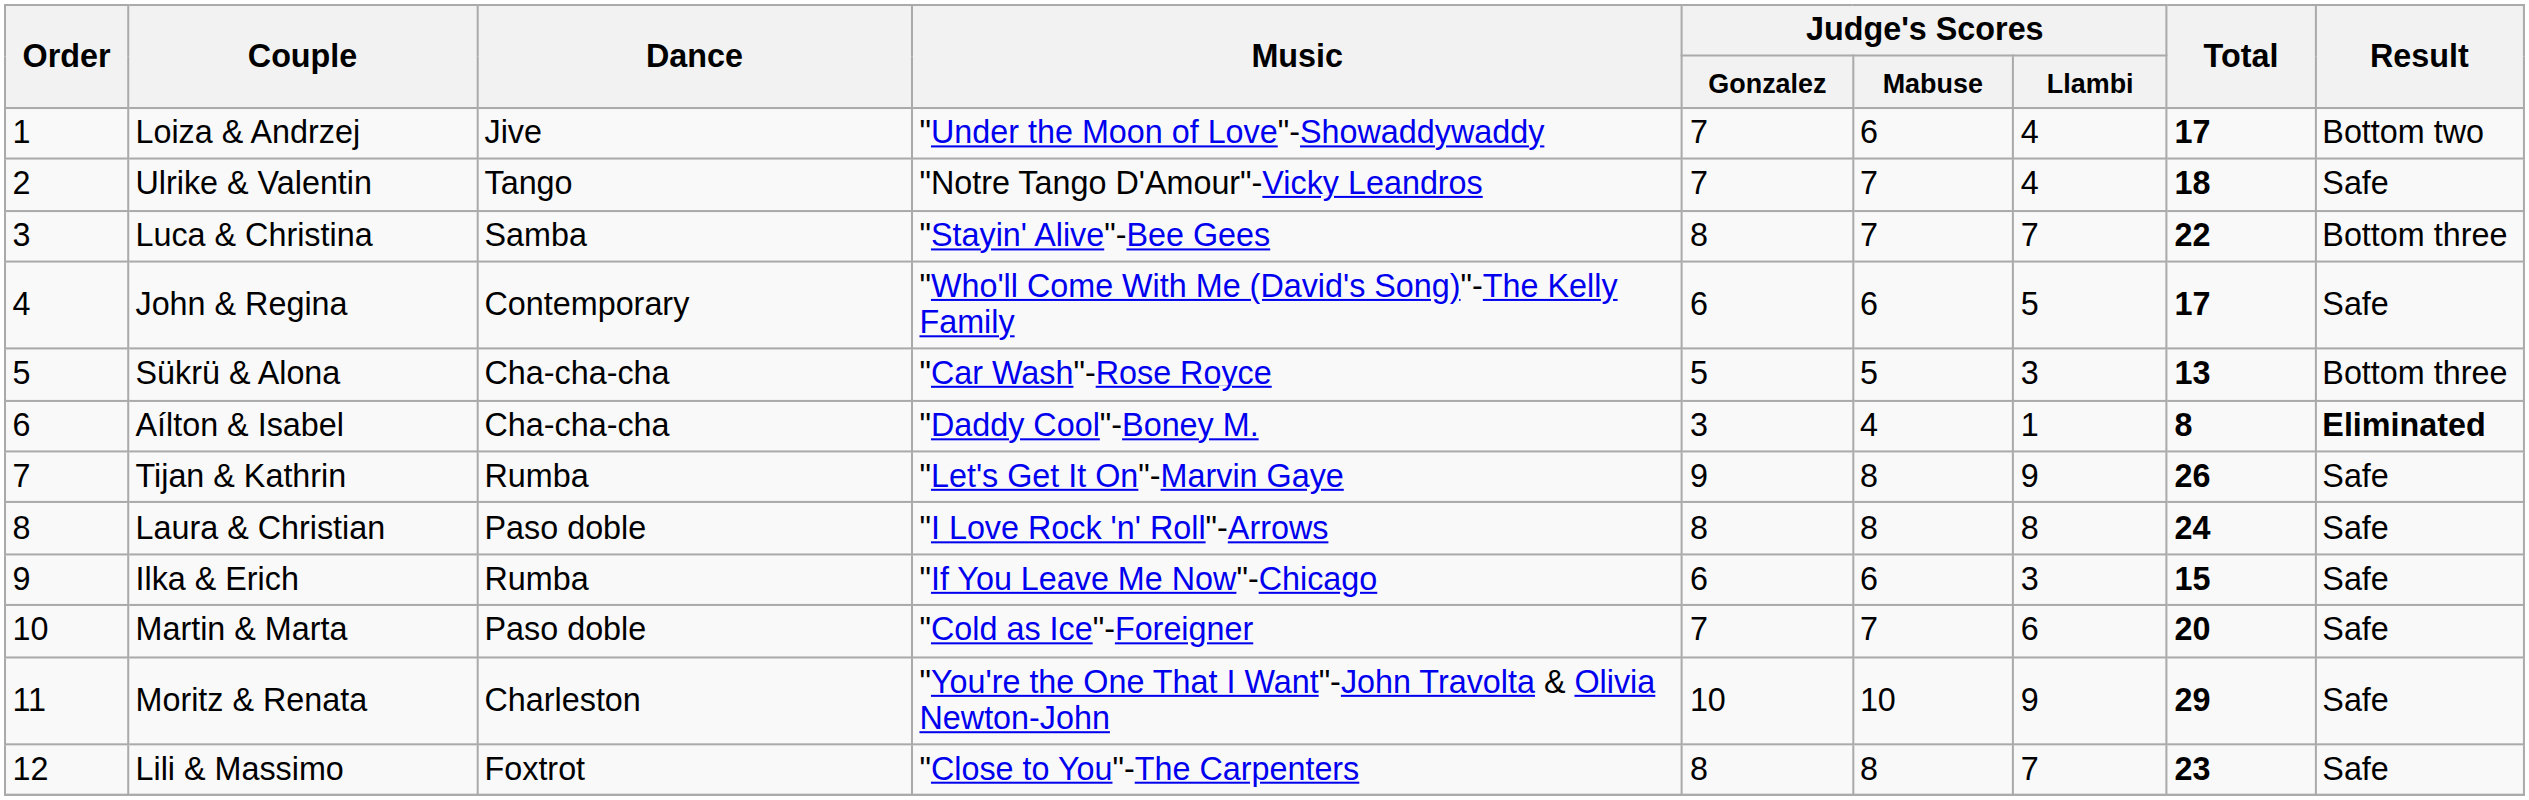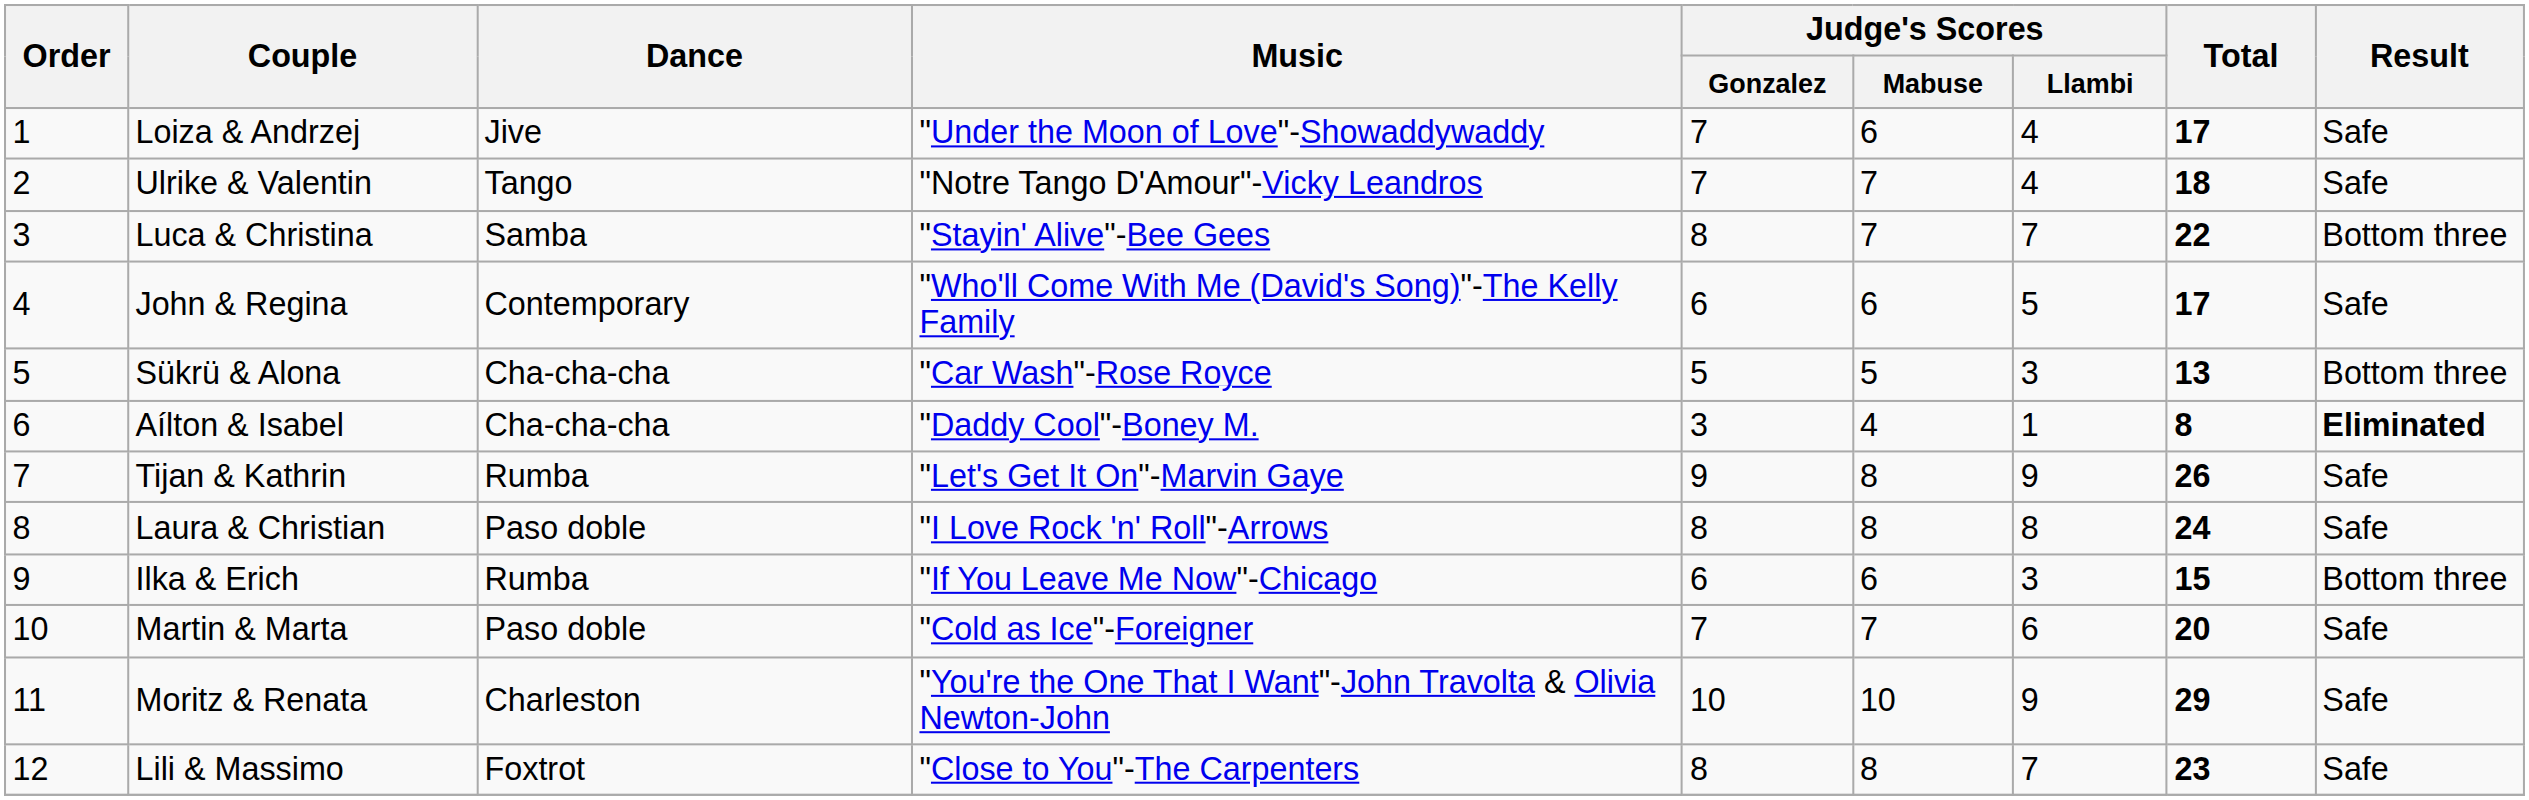(2403, 132) Bottom two -> (2356, 132) Safe
(2356, 579) Safe -> (2415, 579) Bottom three
